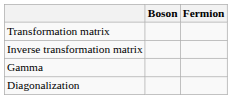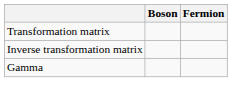- row: (43, 85)
